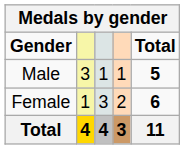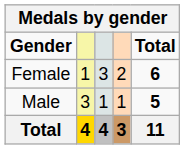rows swapped: (41, 74) <-> (41, 102)
